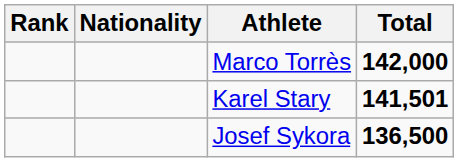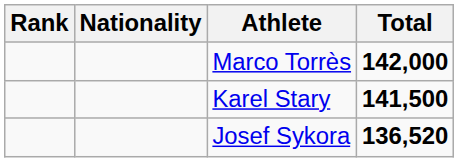(405, 99) 141,501 -> (405, 99) 141,500
(405, 136) 136,500 -> (405, 136) 136,520
